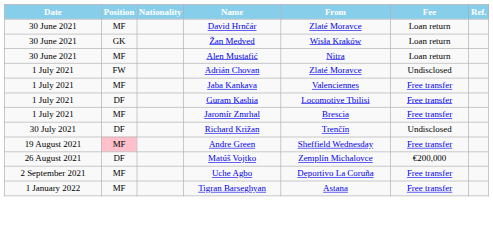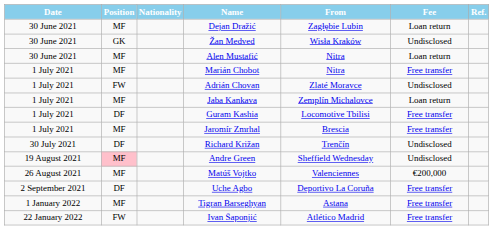+ row: (232, 26)
- row: (232, 26)
(430, 41) Loan return -> (430, 41) Undisclosed
+ row: (232, 71)
(335, 85) Valenciennes -> (335, 100) Zemplín Michalovce
(430, 85) Free transfer -> (430, 100) Loan return
(430, 144) Free transfer -> (430, 159) Undisclosed
(119, 159) DF -> (119, 174) MF
(335, 159) Zemplín Michalovce -> (335, 174) Valenciennes
(119, 174) MF -> (119, 188) DF
+ row: (232, 218)
